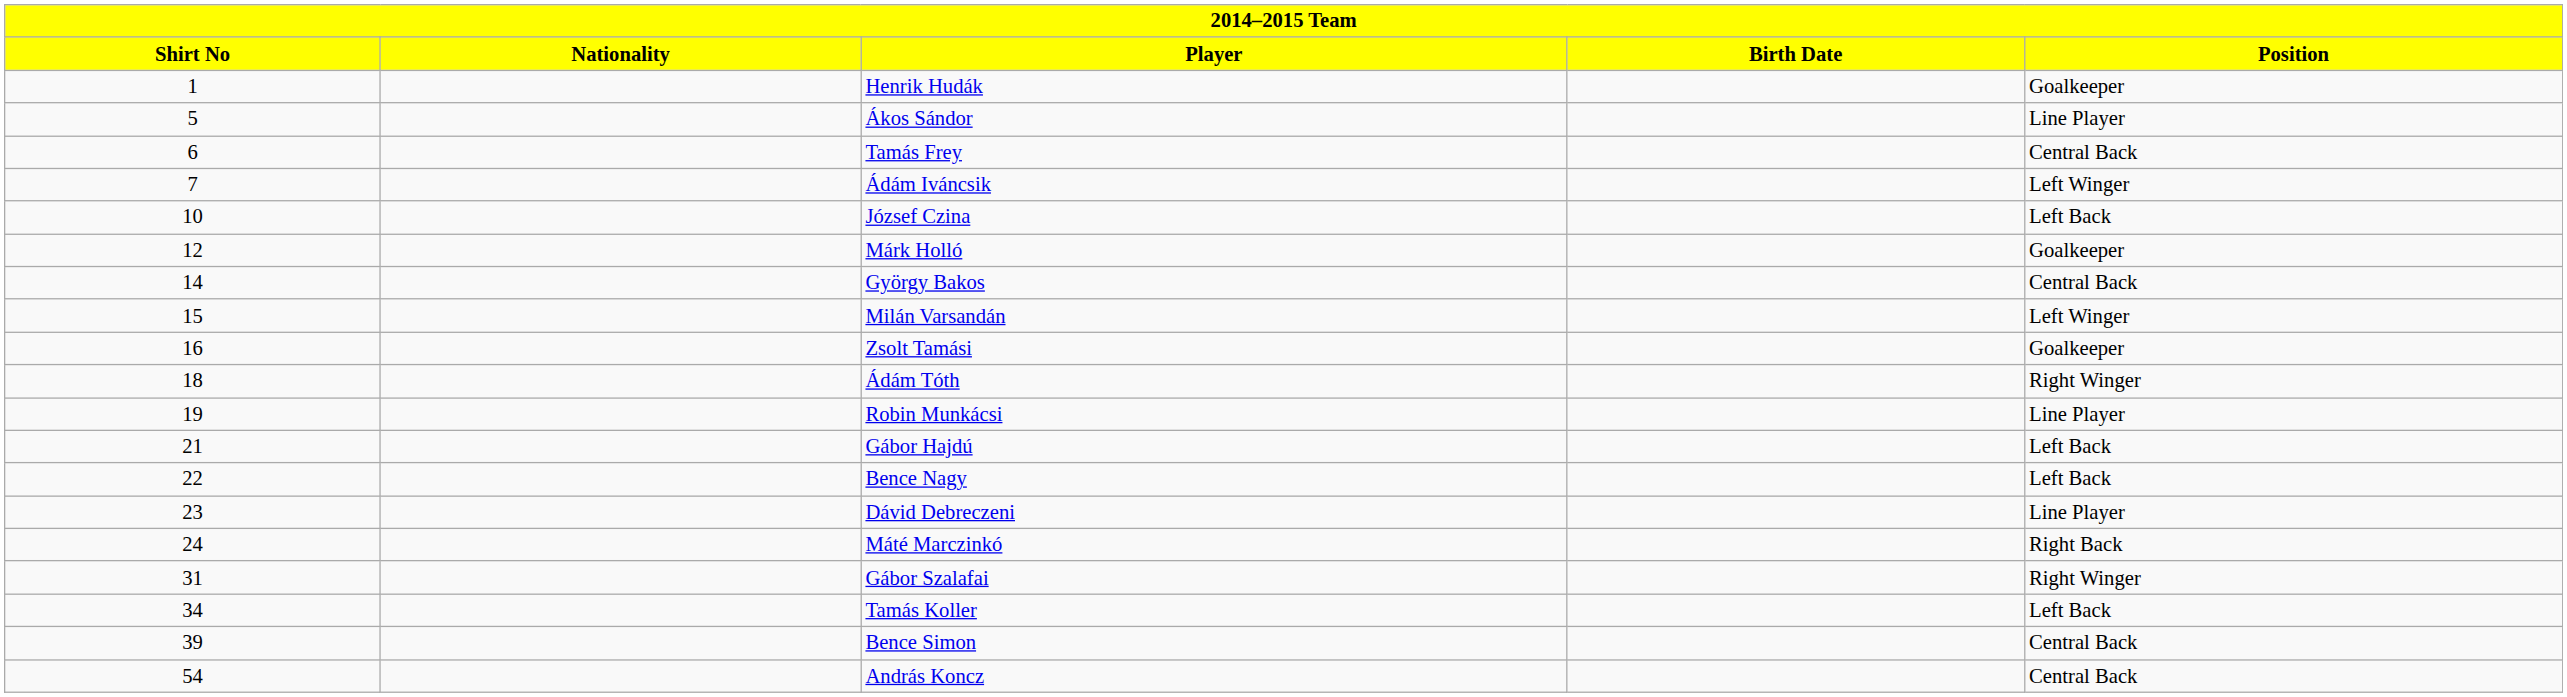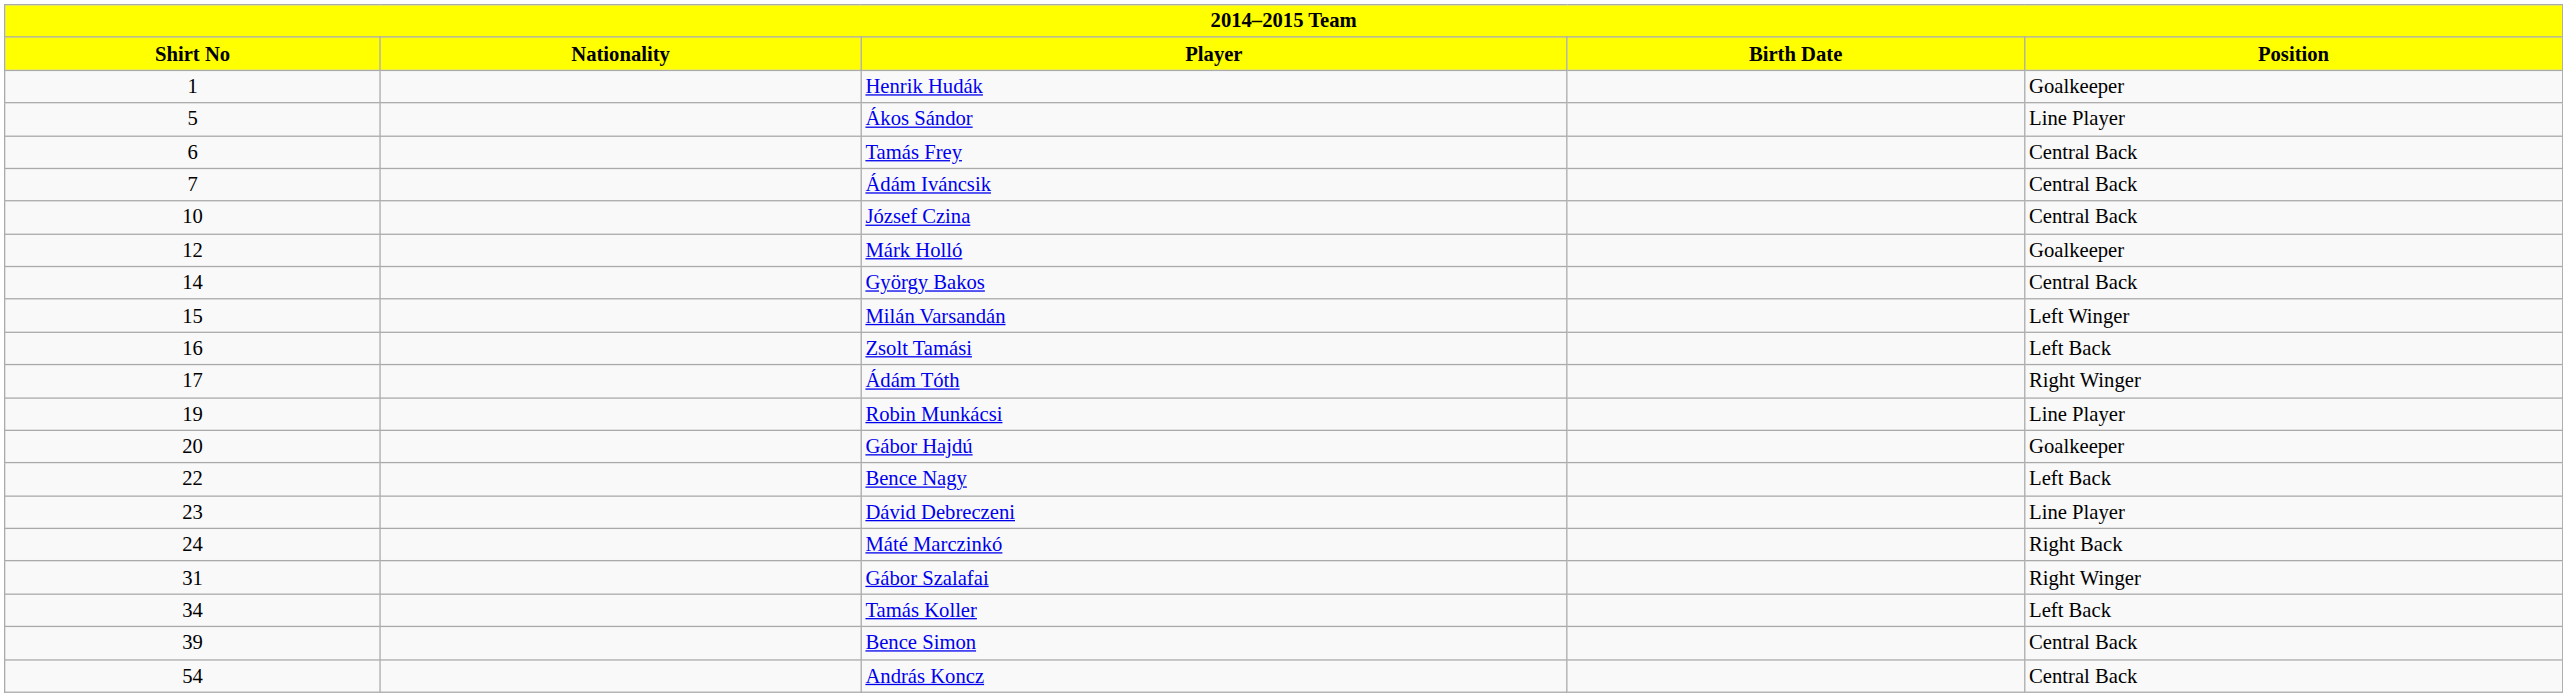(2079, 184) Left Winger -> (2083, 184) Central Back
(2070, 217) Left Back -> (2083, 217) Central Back
(2077, 348) Goalkeeper -> (2070, 348) Left Back
(193, 380) 18 -> (193, 380) 17
(193, 446) 21 -> (193, 446) 20
(2070, 446) Left Back -> (2077, 446) Goalkeeper
